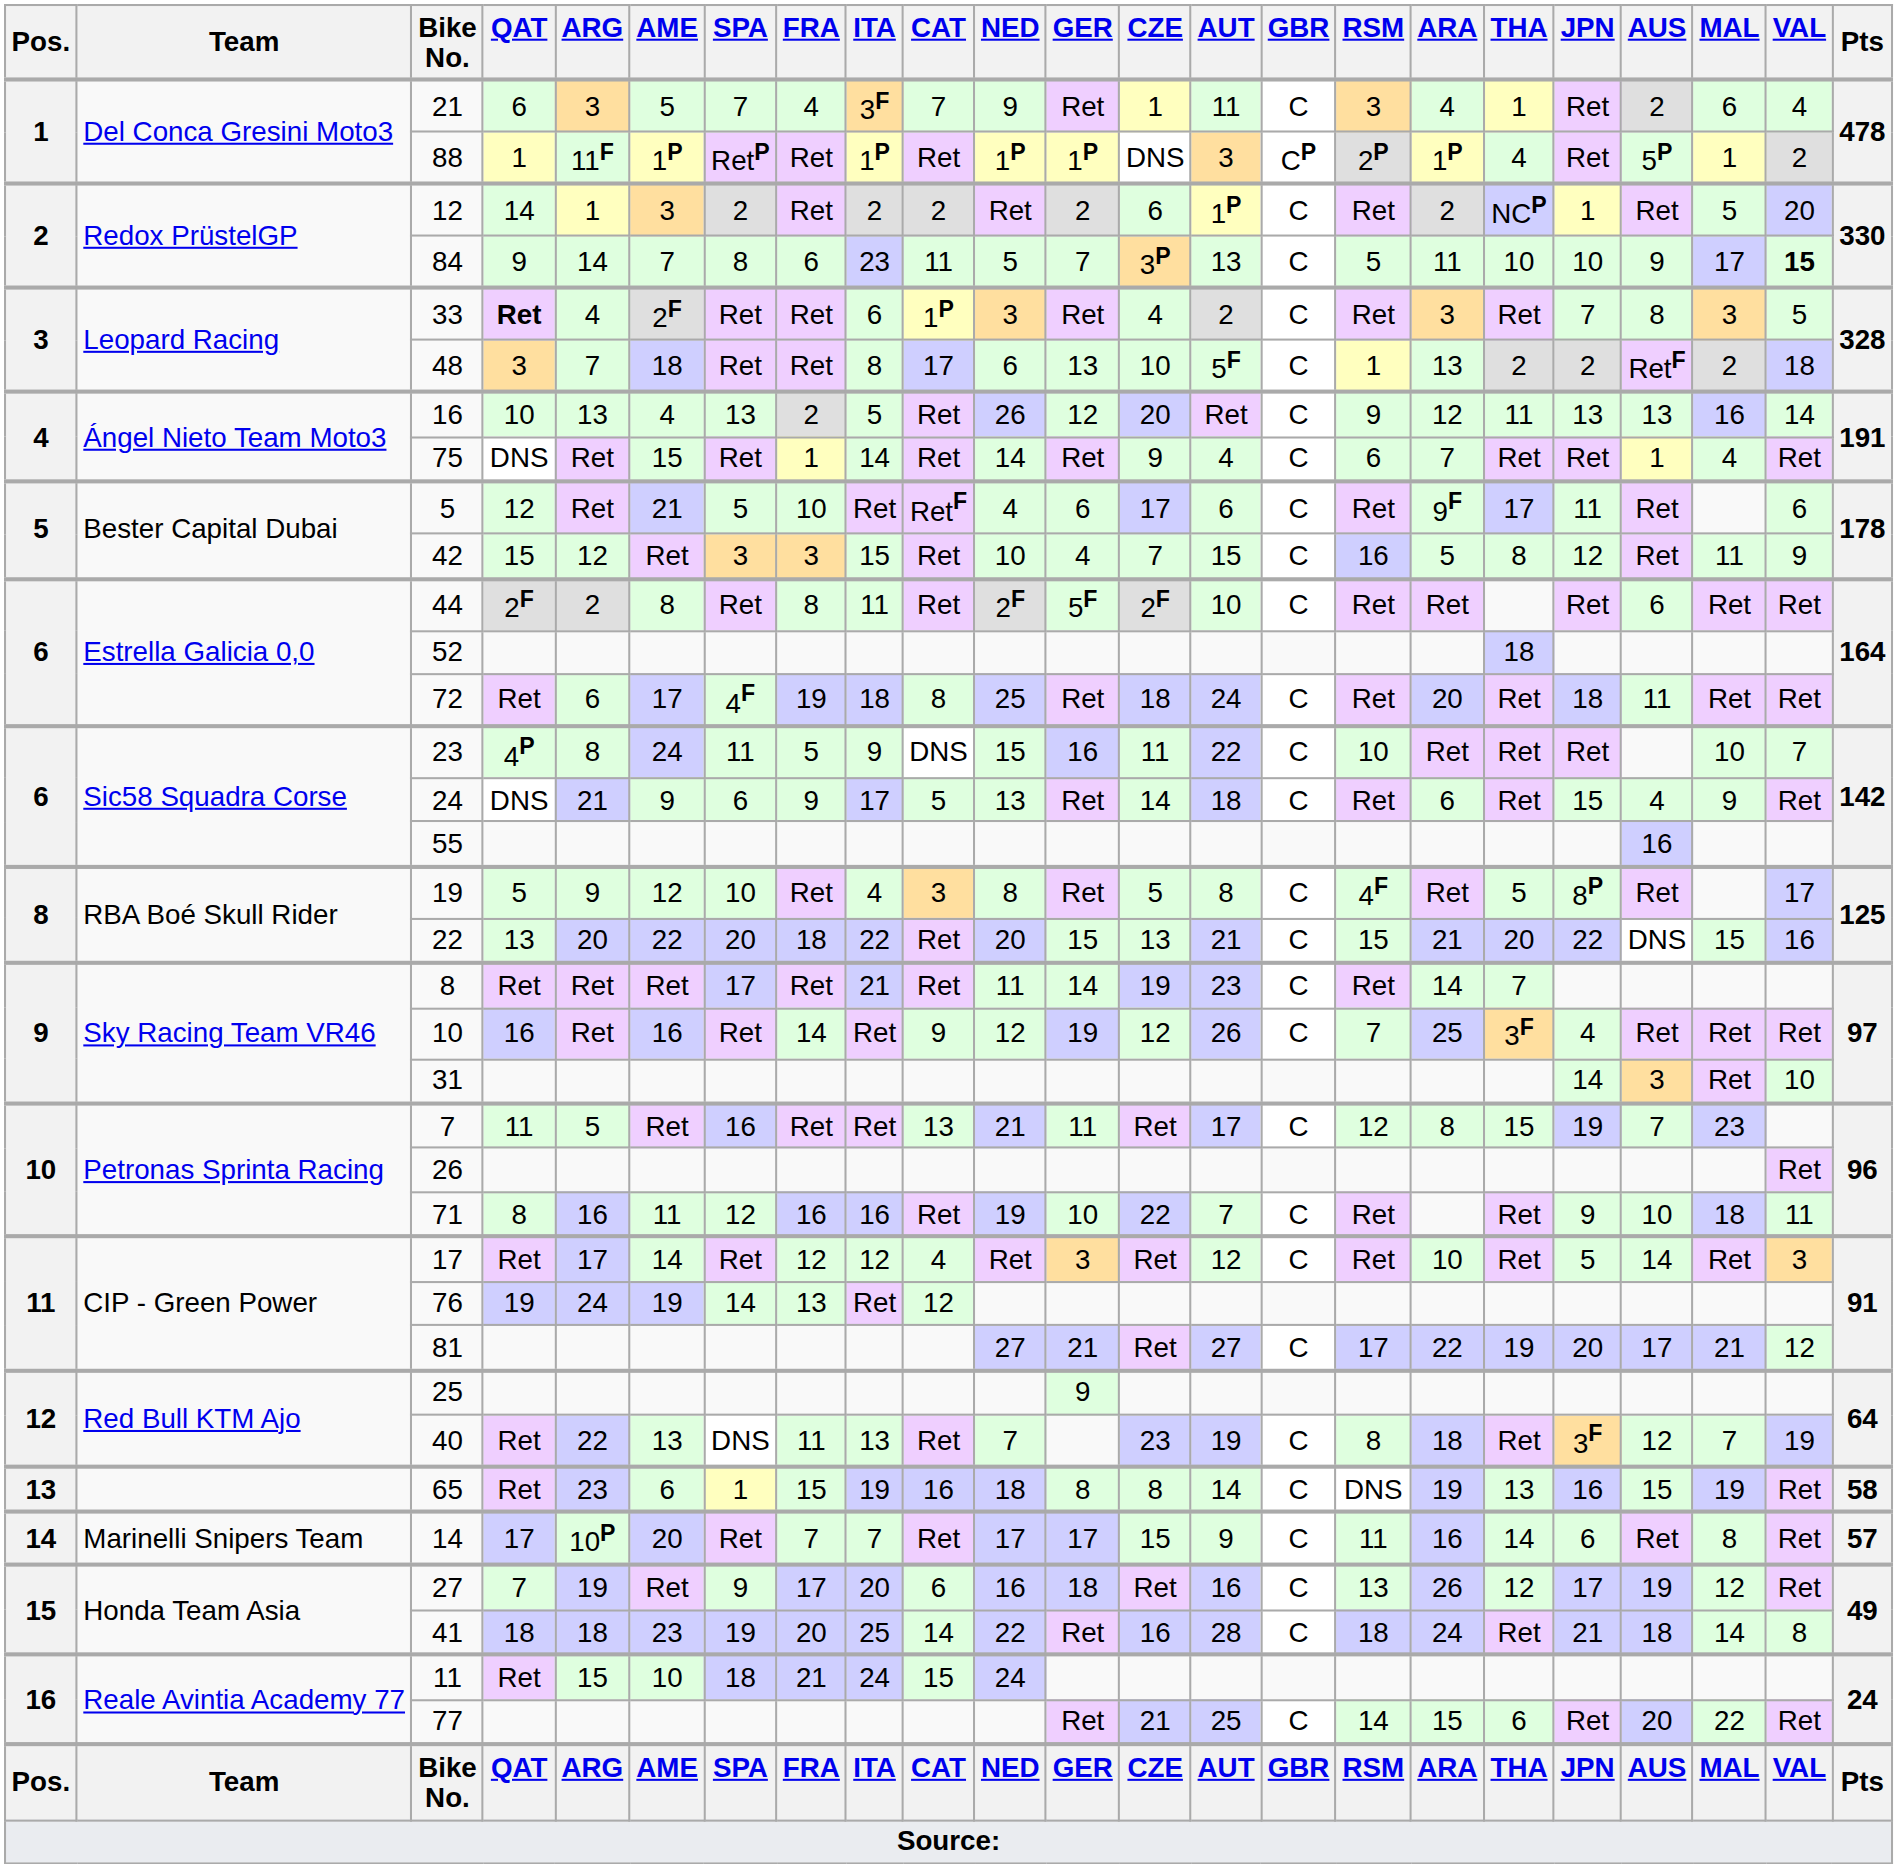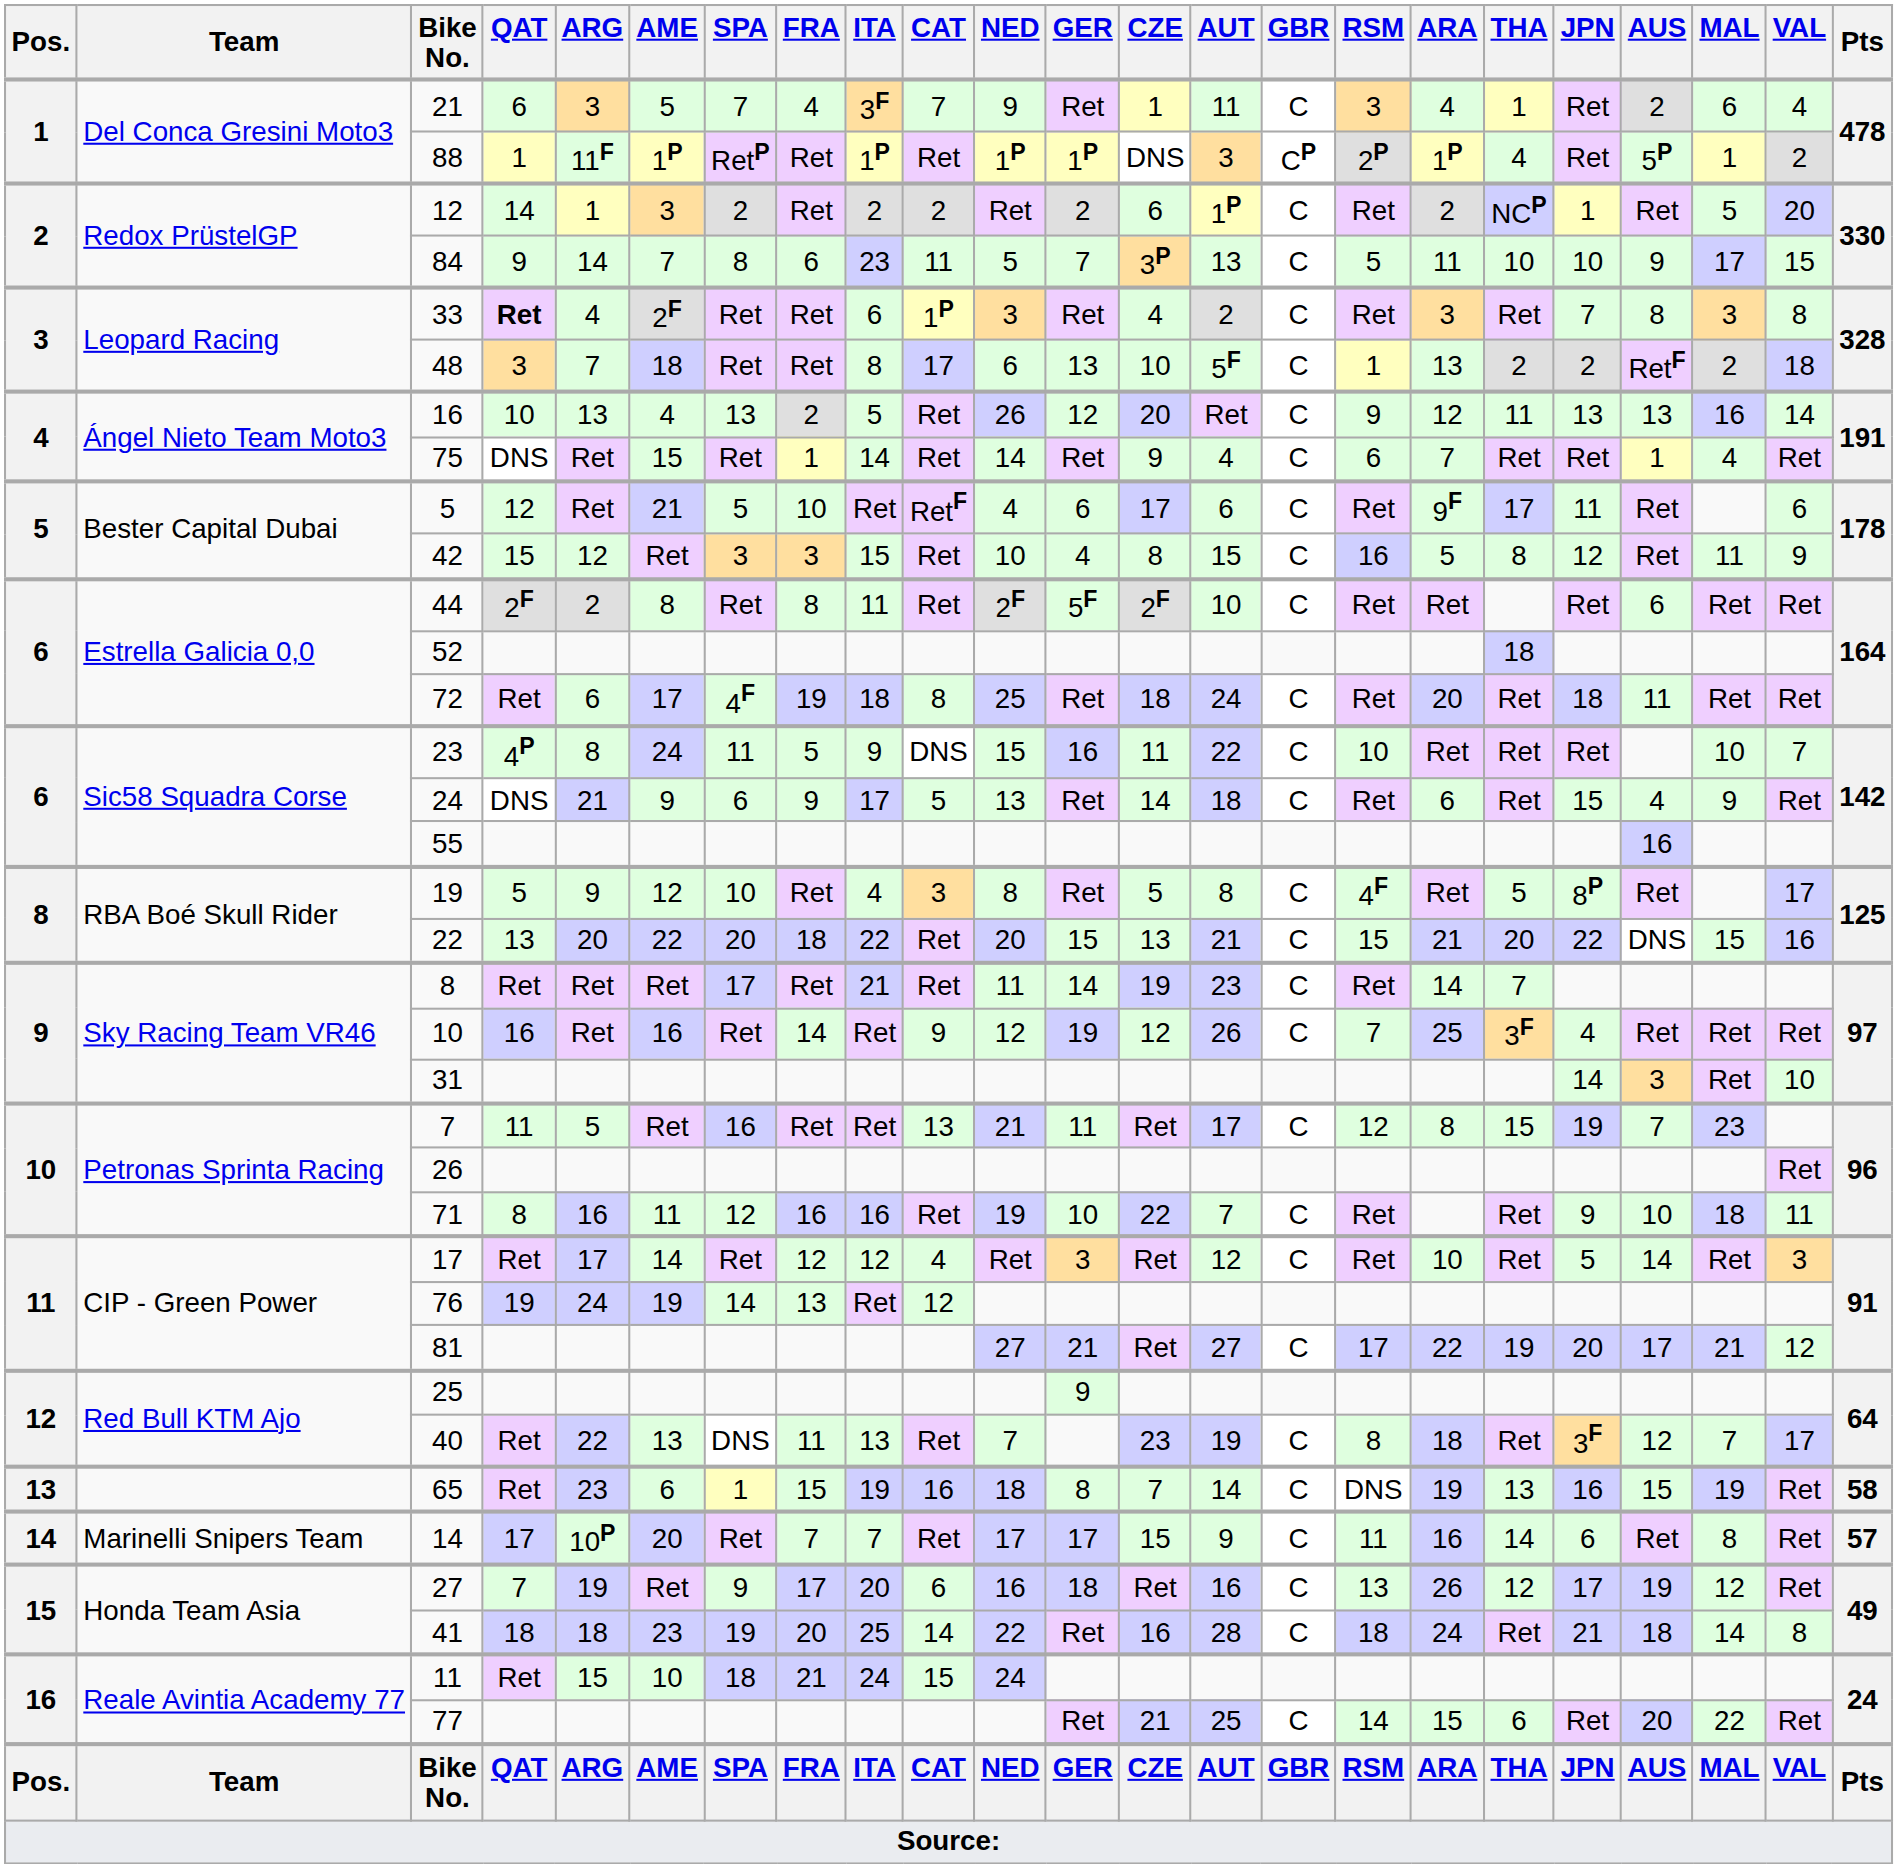(1799, 261) bold -> (1799, 261) normal
(1799, 314) 5 -> (1799, 314) 8
(1155, 555) 7 -> (1155, 555) 8
(1799, 1440) 19 -> (1799, 1440) 17
(1155, 1489) 8 -> (1155, 1489) 7
